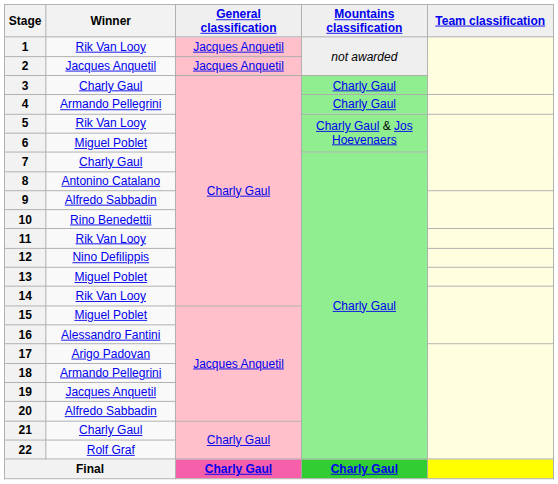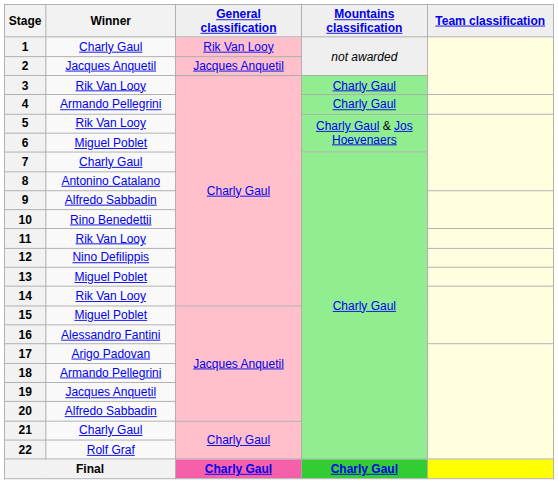(111, 47) Rik Van Looy -> (111, 47) Charly Gaul
(238, 47) Jacques Anquetil -> (238, 47) Rik Van Looy
(111, 85) Charly Gaul -> (111, 85) Rik Van Looy
